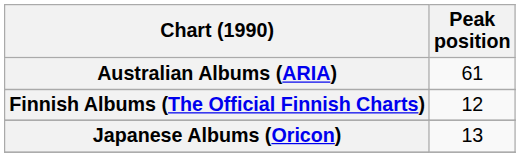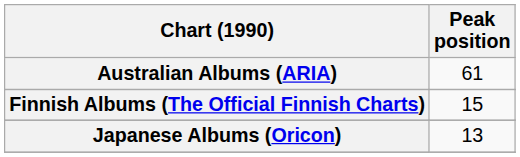(472, 104) 12 -> (472, 104) 15
